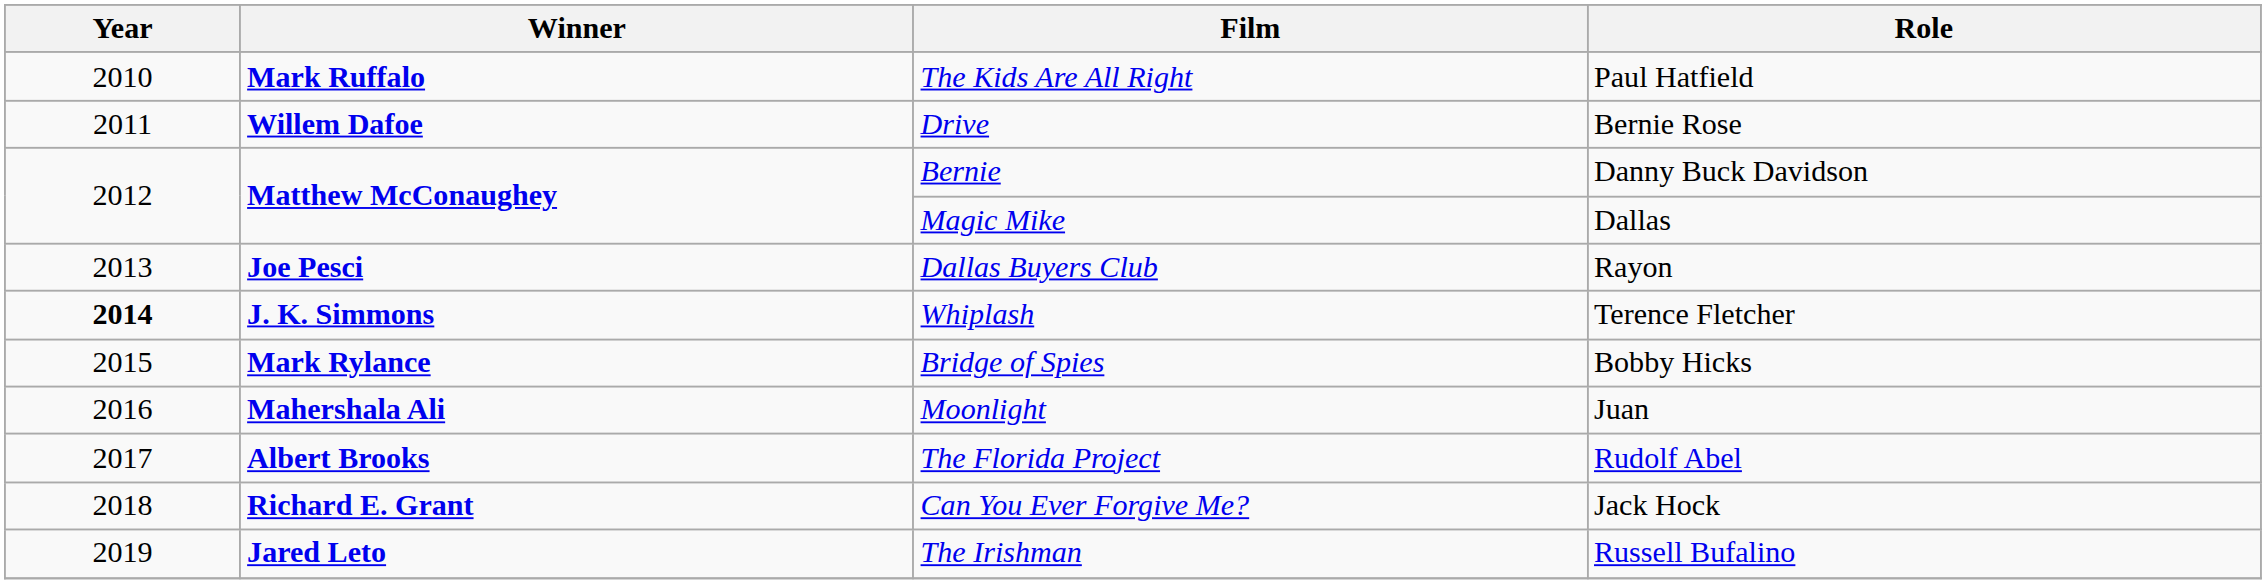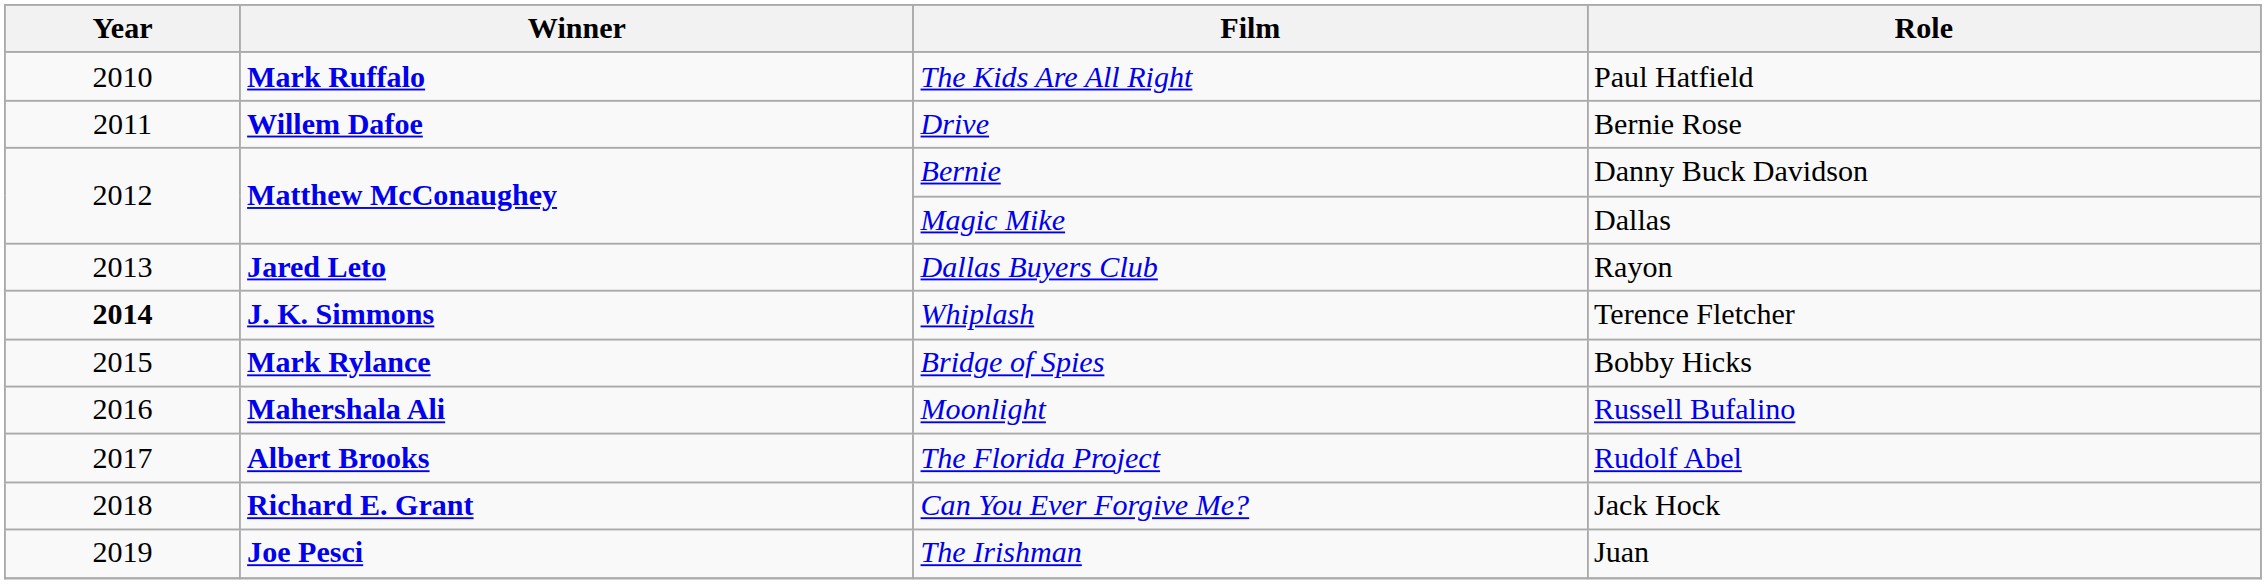(305, 266) Joe Pesci -> (317, 266) Jared Leto
(1622, 409) Juan -> (1695, 409) Russell Bufalino
(317, 553) Jared Leto -> (305, 553) Joe Pesci
(1695, 553) Russell Bufalino -> (1622, 553) Juan
